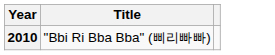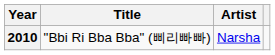+ column: (239, 15)
